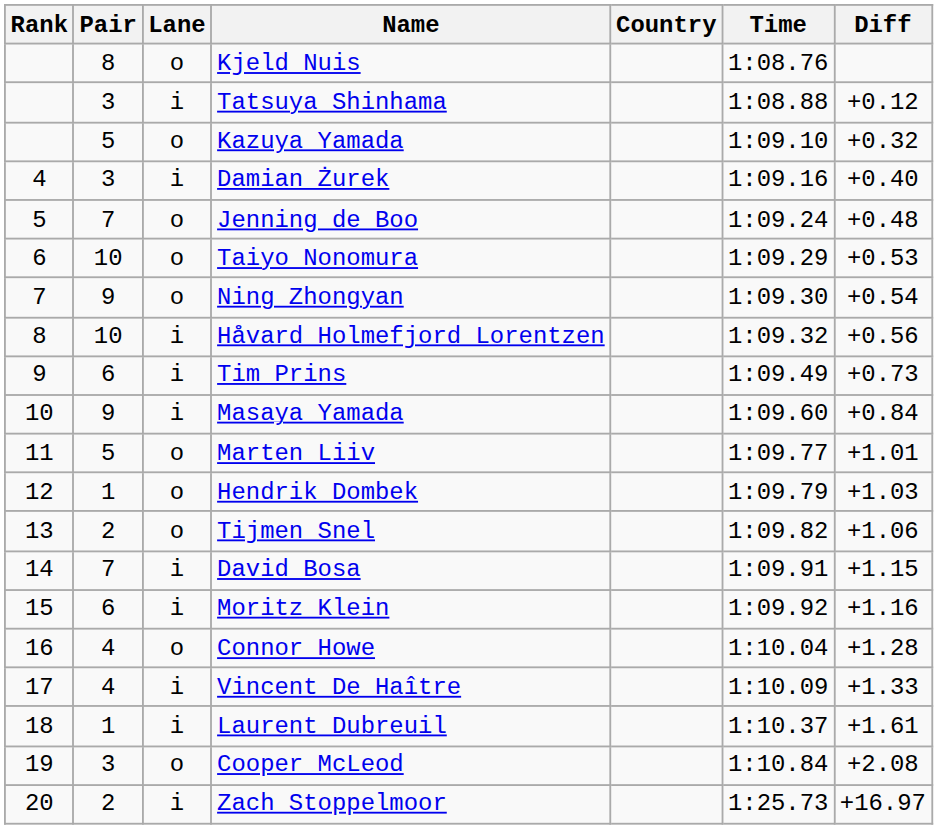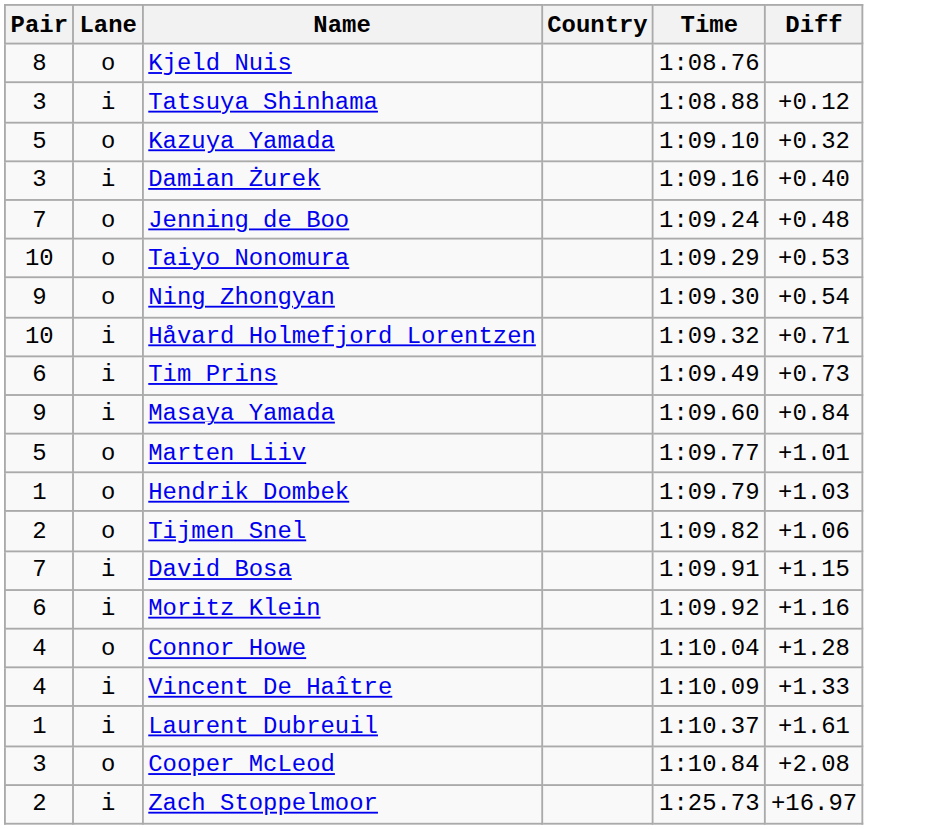- column: (39, 24)
(883, 336) +0.56 -> (814, 336) +0.71
